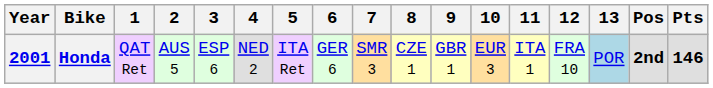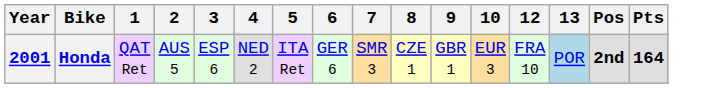- column: (530, 19)
(688, 58) 146 -> (648, 58) 164
